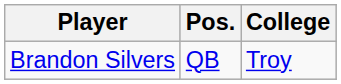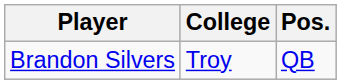columns swapped: (210, 23) <-> (288, 23)
